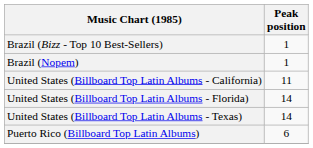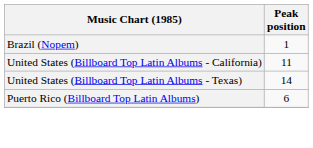- row: (85, 44)
- row: (128, 98)
